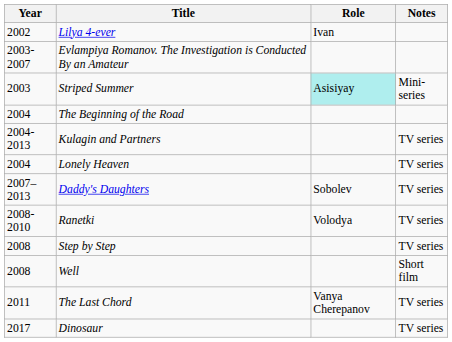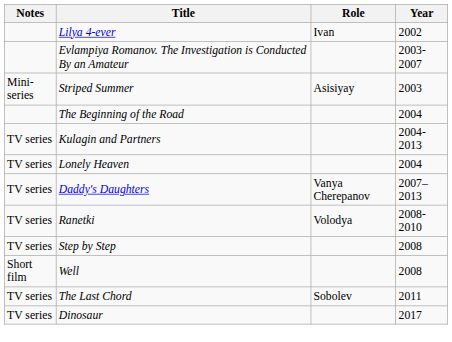columns swapped: (30, 13) <-> (422, 13)
(334, 89) paleturquoise background -> (334, 89) no background
(333, 189) Sobolev -> (342, 189) Vanya Cherepanov
(342, 302) Vanya Cherepanov -> (333, 296) Sobolev
